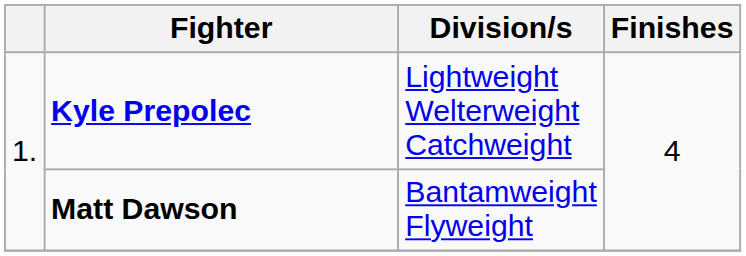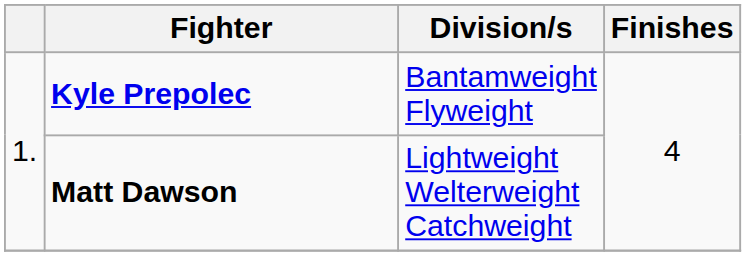(492, 110) Lightweight Welterweight Catchweight -> (501, 93) Bantamweight Flyweight
(501, 209) Bantamweight Flyweight -> (492, 192) Lightweight Welterweight Catchweight
